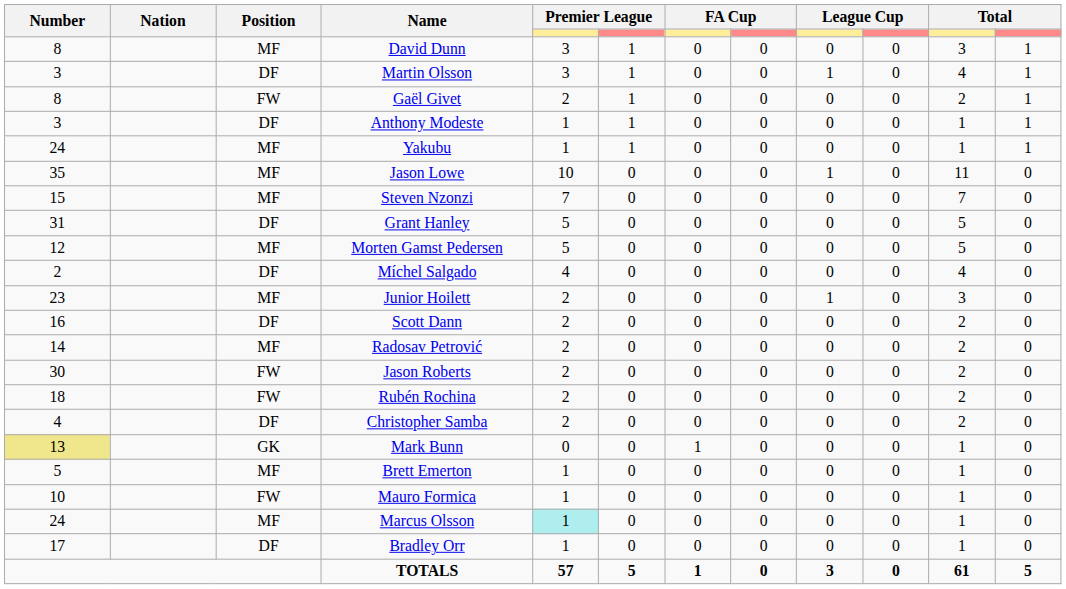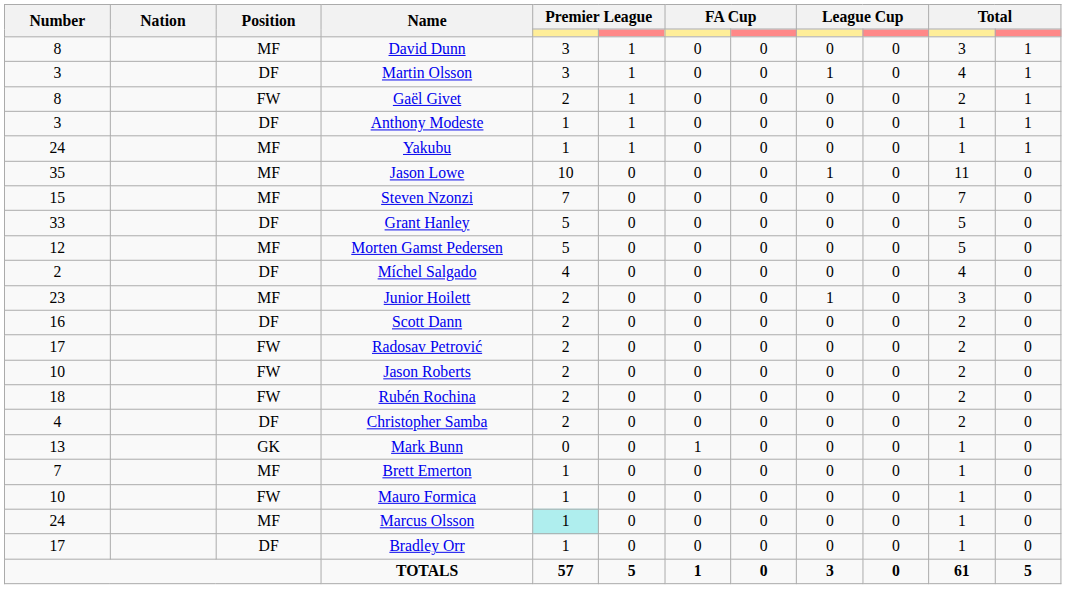(57, 223) 31 -> (57, 223) 33
(57, 347) 14 -> (57, 347) 17
(269, 347) MF -> (269, 347) FW
(57, 372) 30 -> (57, 372) 10
(57, 446) khaki background -> (57, 446) no background
(57, 471) 5 -> (57, 471) 7
